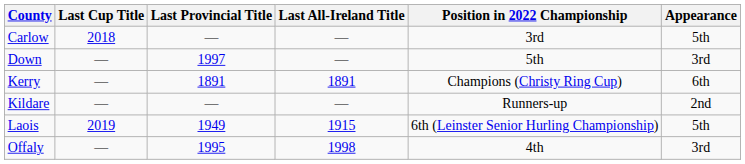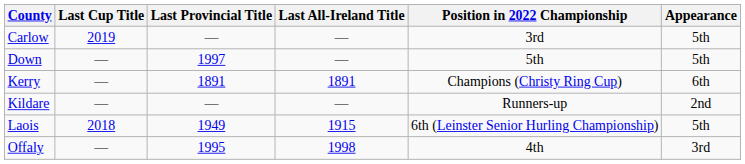(101, 37) 2018 -> (101, 37) 2019
(701, 59) 3rd -> (701, 59) 5th
(101, 125) 2019 -> (101, 125) 2018
